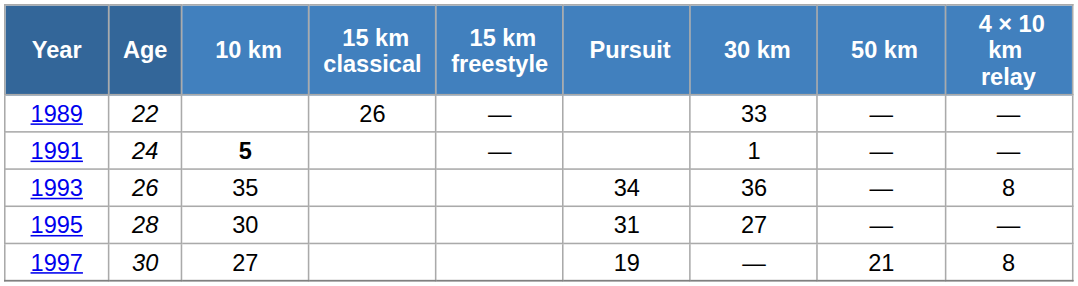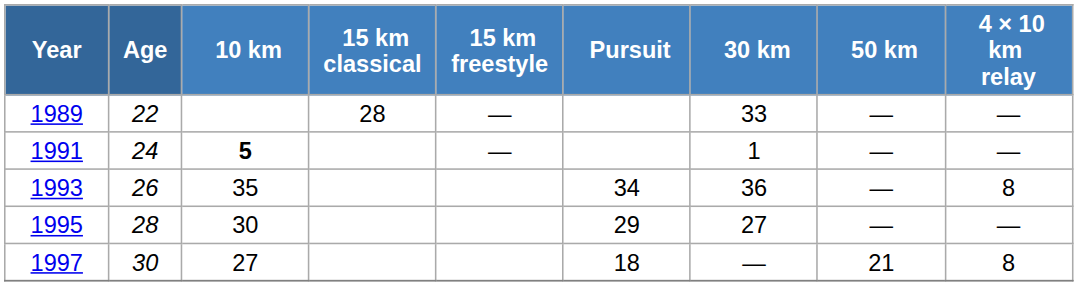(372, 114) 26 -> (372, 114) 28
(627, 225) 31 -> (627, 225) 29
(627, 263) 19 -> (627, 263) 18
